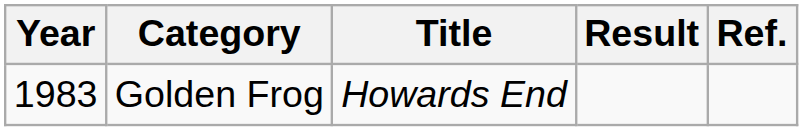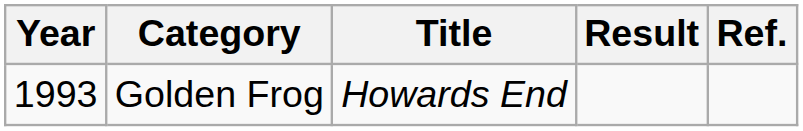(56, 93) 1983 -> (56, 93) 1993
